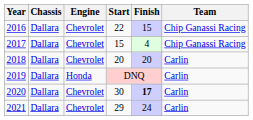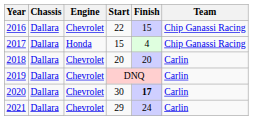(85, 44) Chevrolet -> (79, 44) Honda
(79, 76) Honda -> (85, 76) Chevrolet
